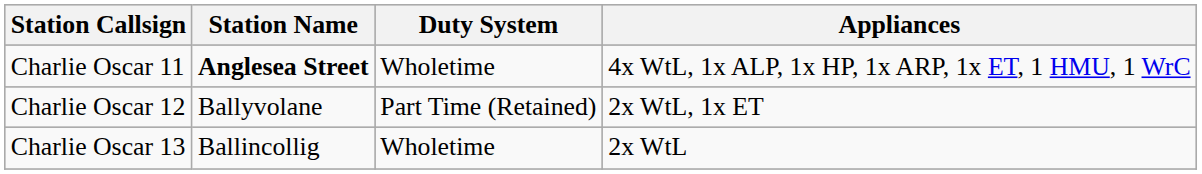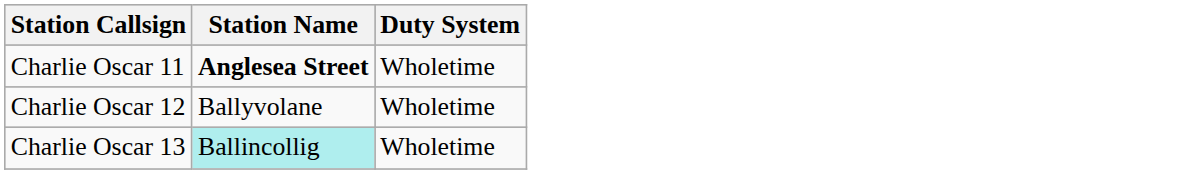- column: (899, 24)
(488, 106) Part Time (Retained) -> (438, 106) Wholetime
(259, 147) no background -> (259, 147) paleturquoise background
